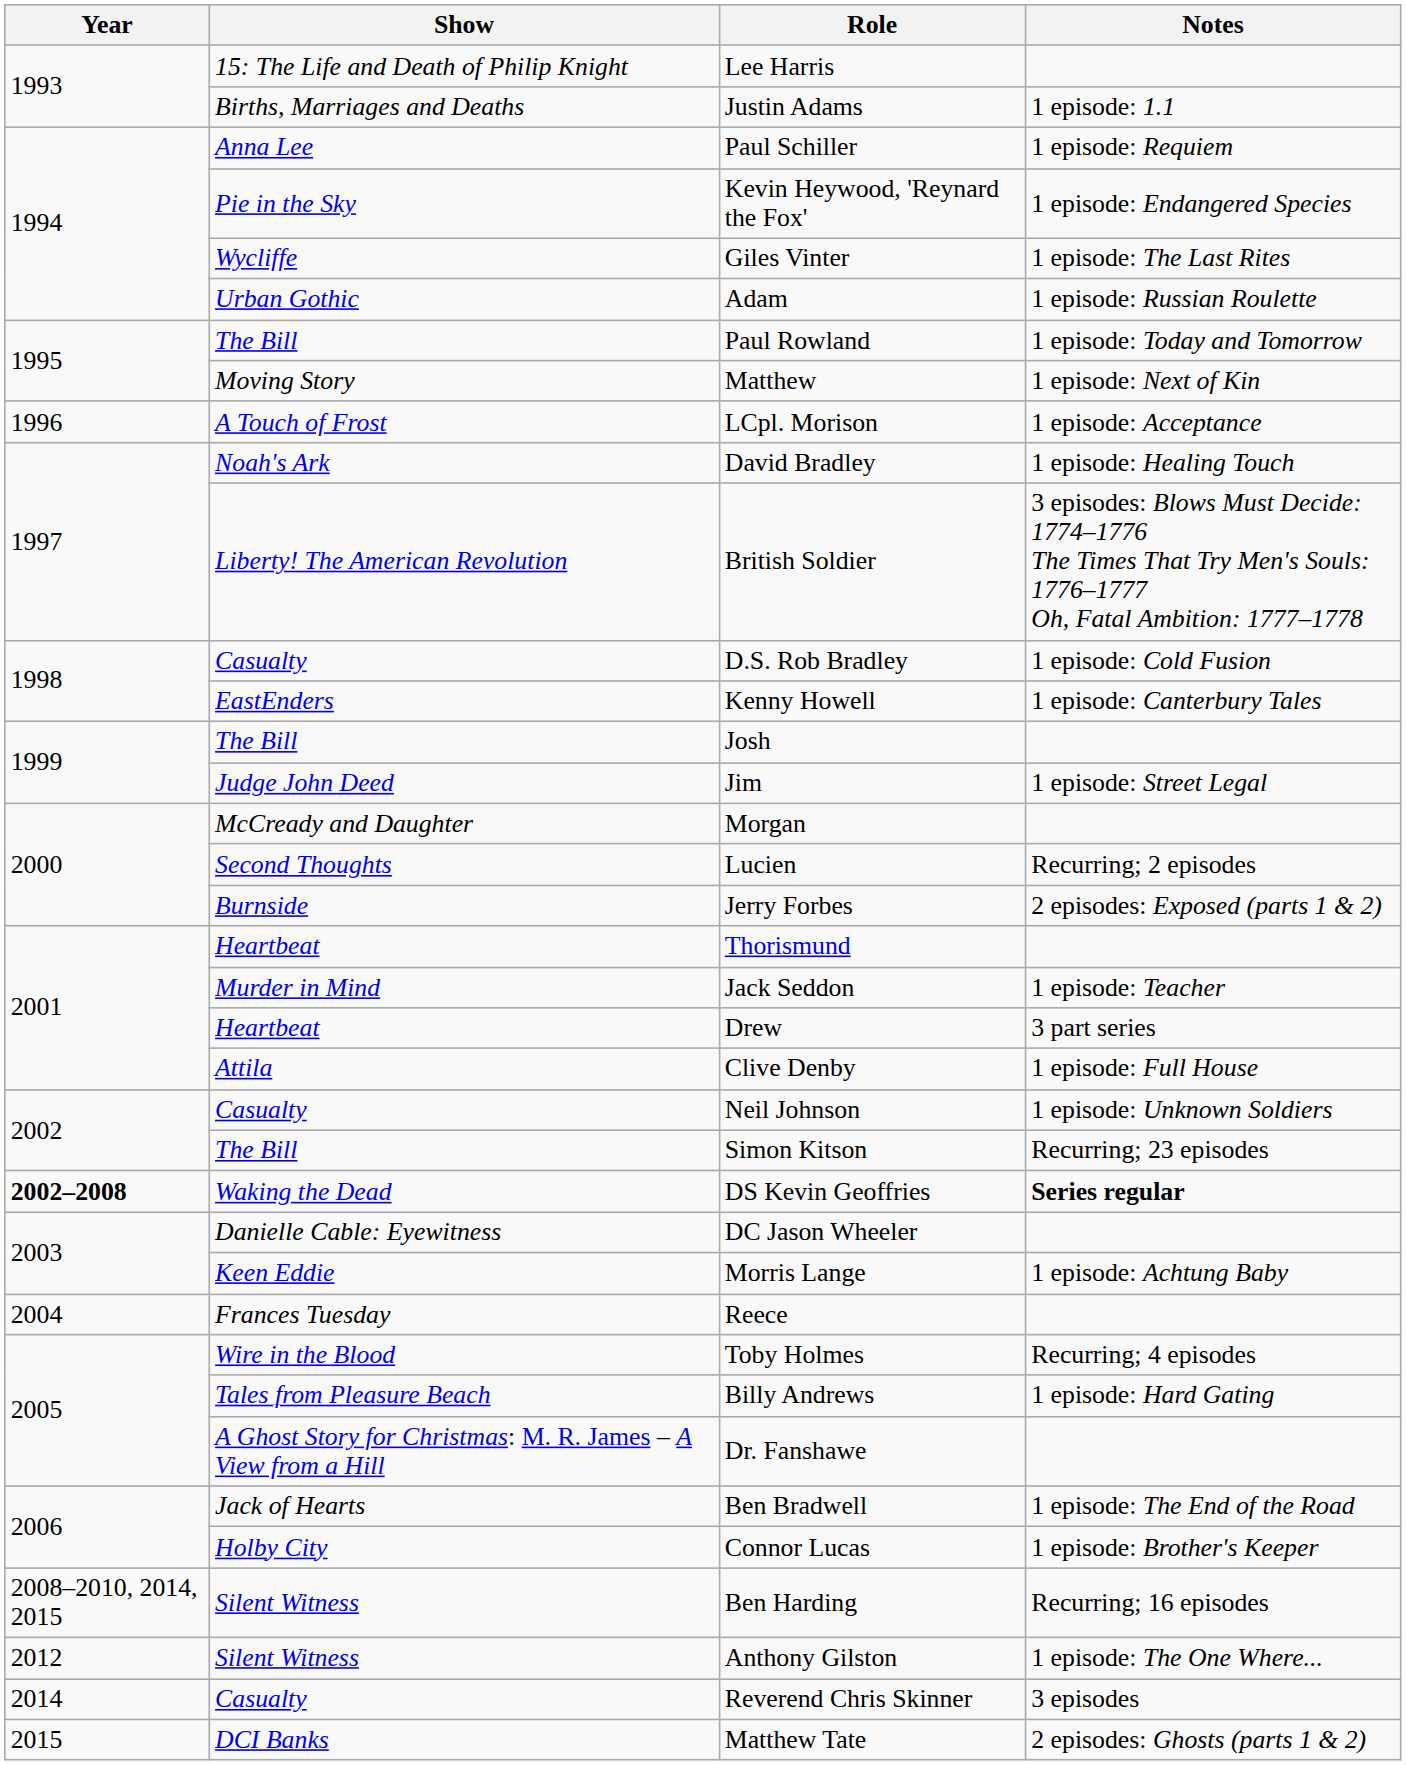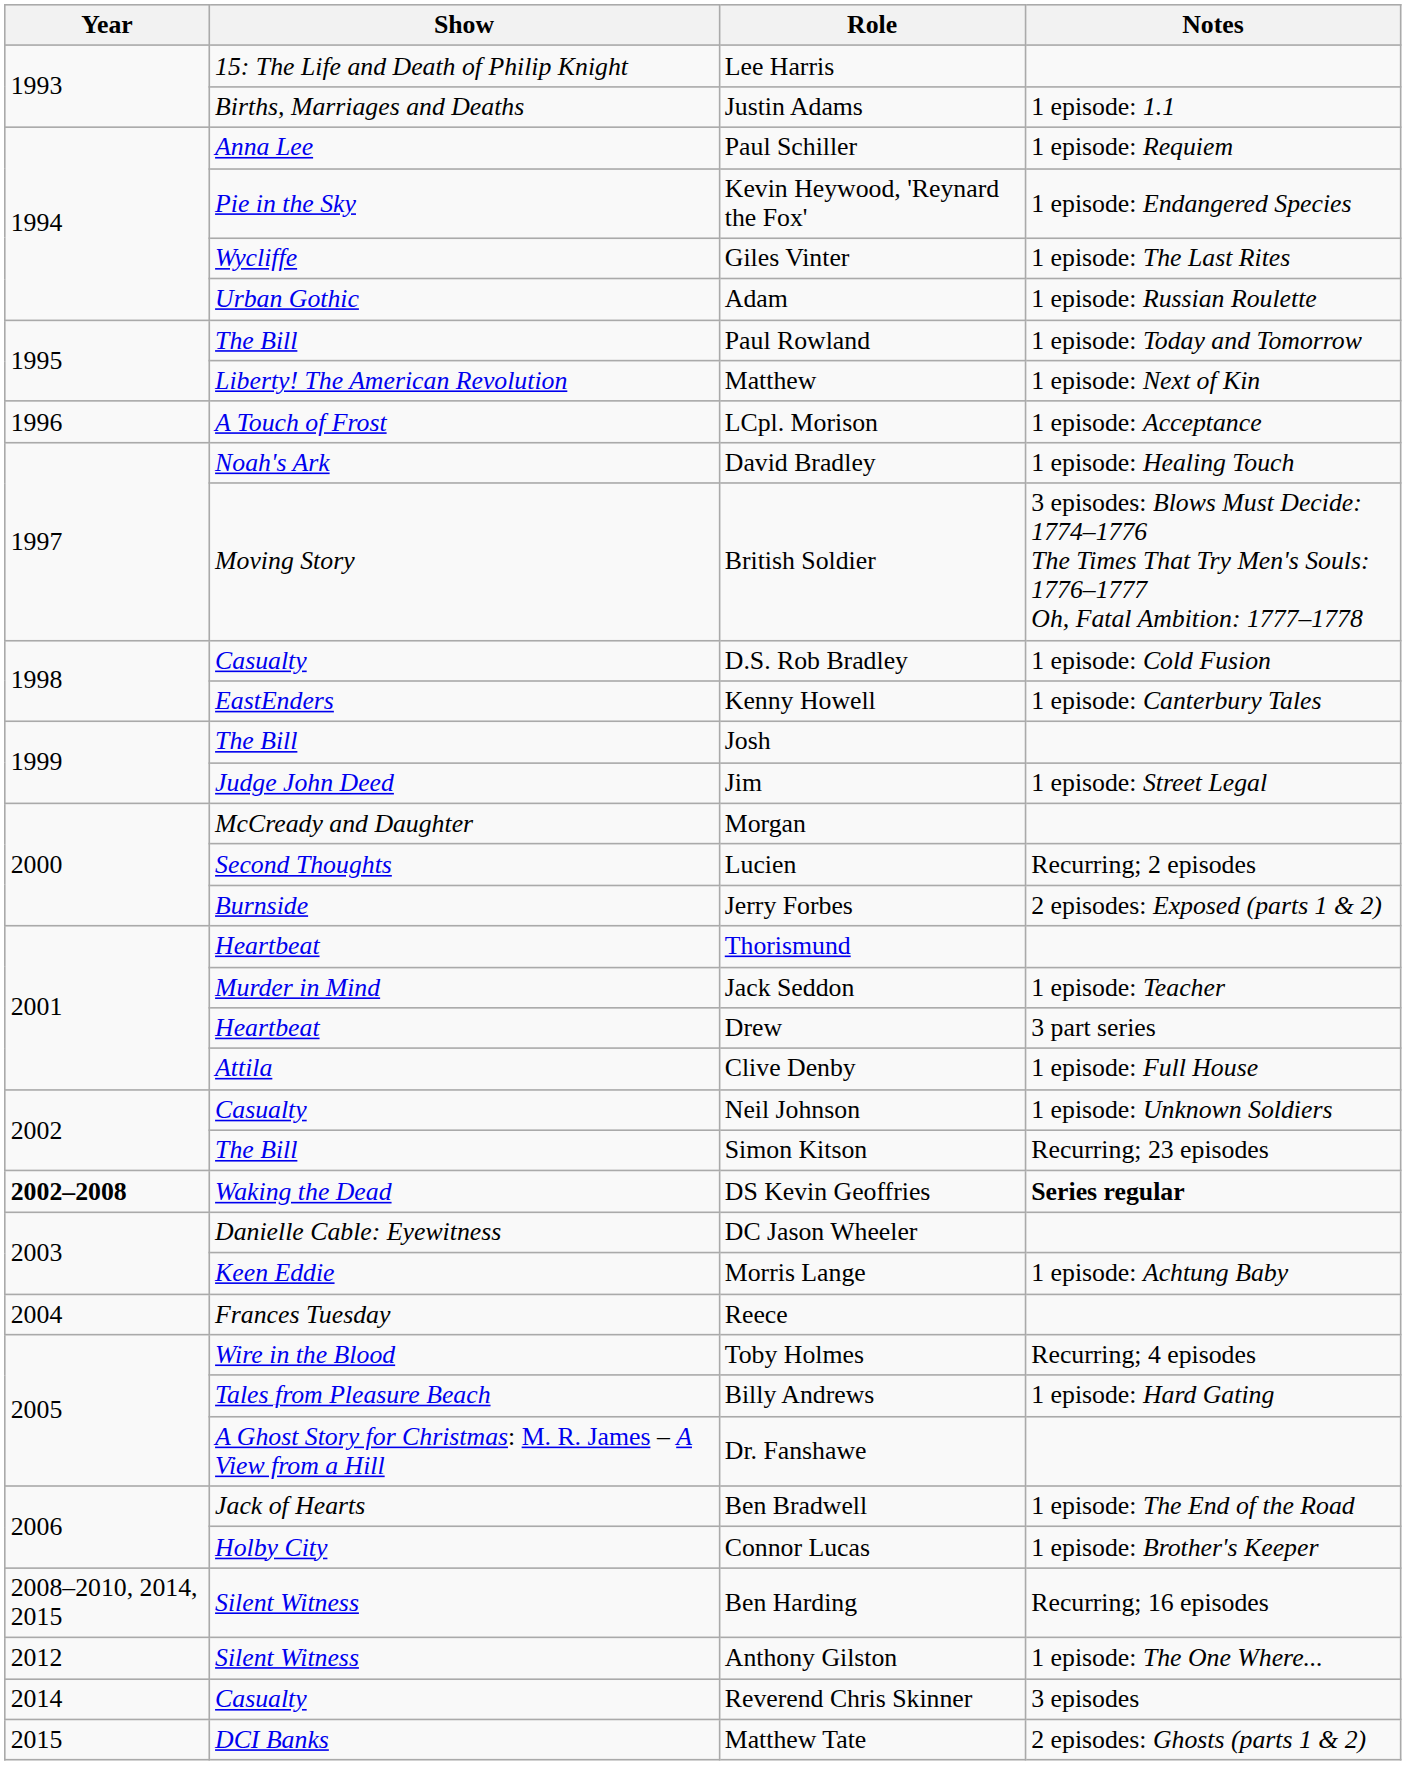(285, 380) Moving Story -> (391, 380) Liberty! The American Revolution
(391, 561) Liberty! The American Revolution -> (285, 561) Moving Story
